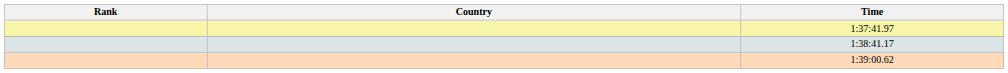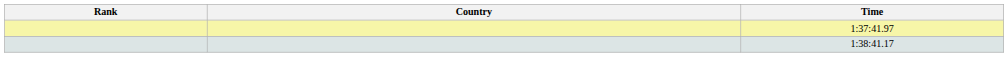- row: (872, 60)
